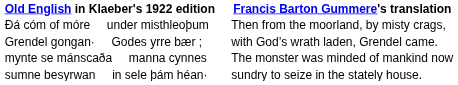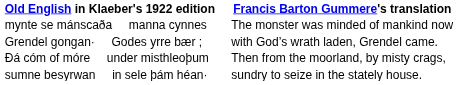rows swapped: (107, 25) <-> (106, 58)
